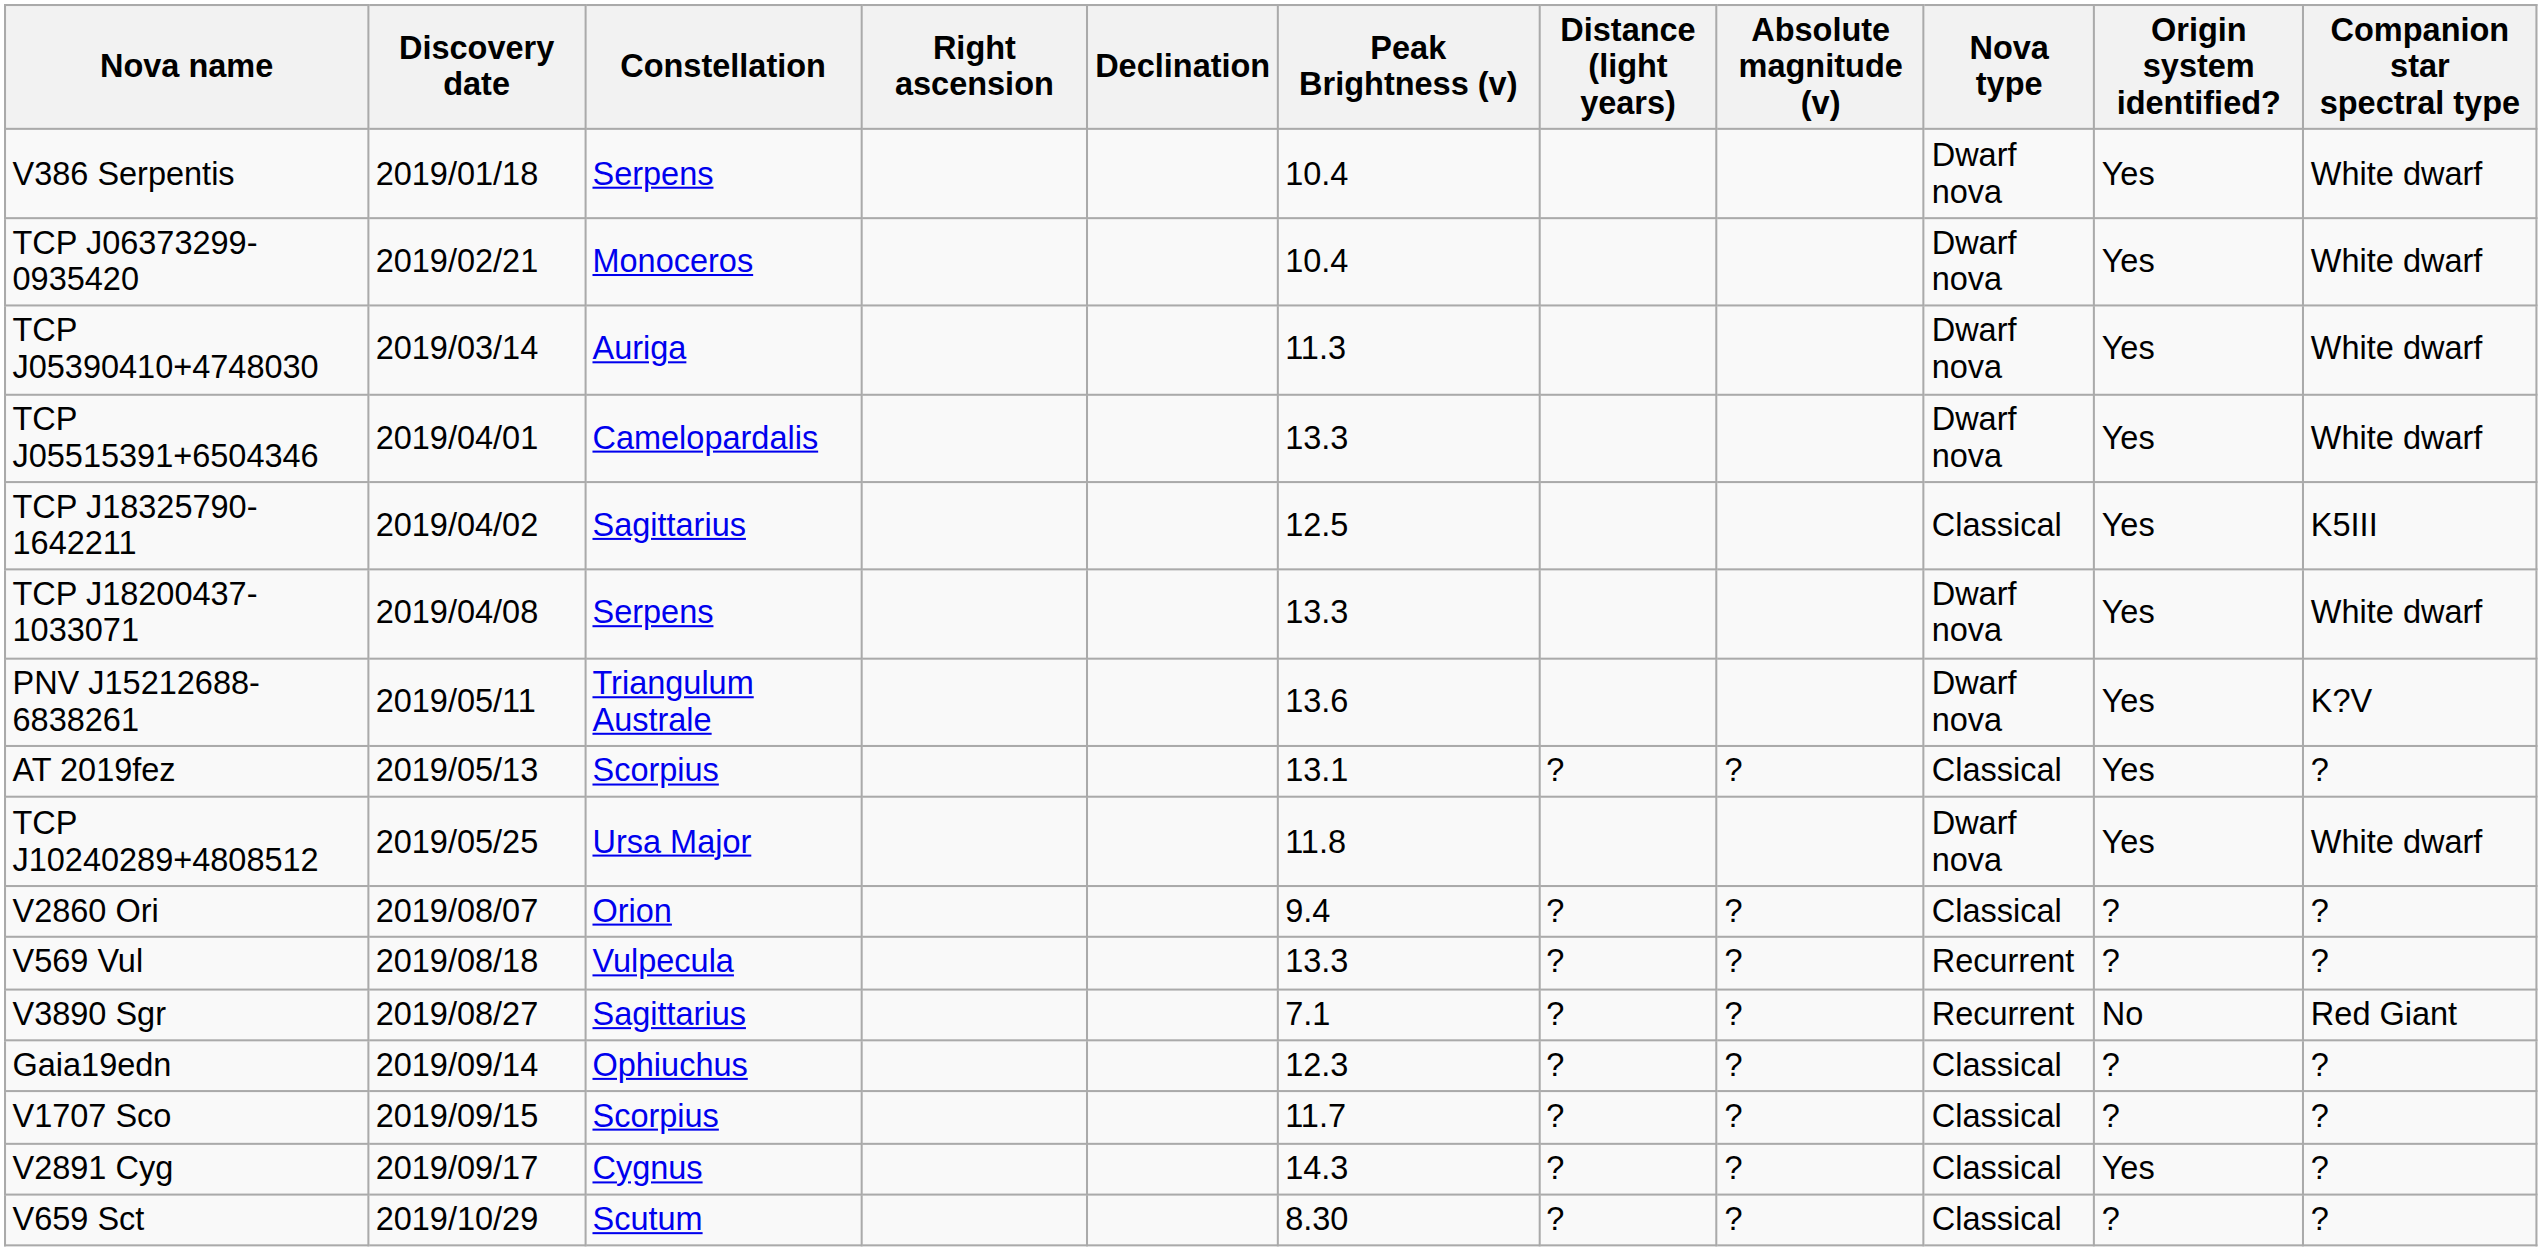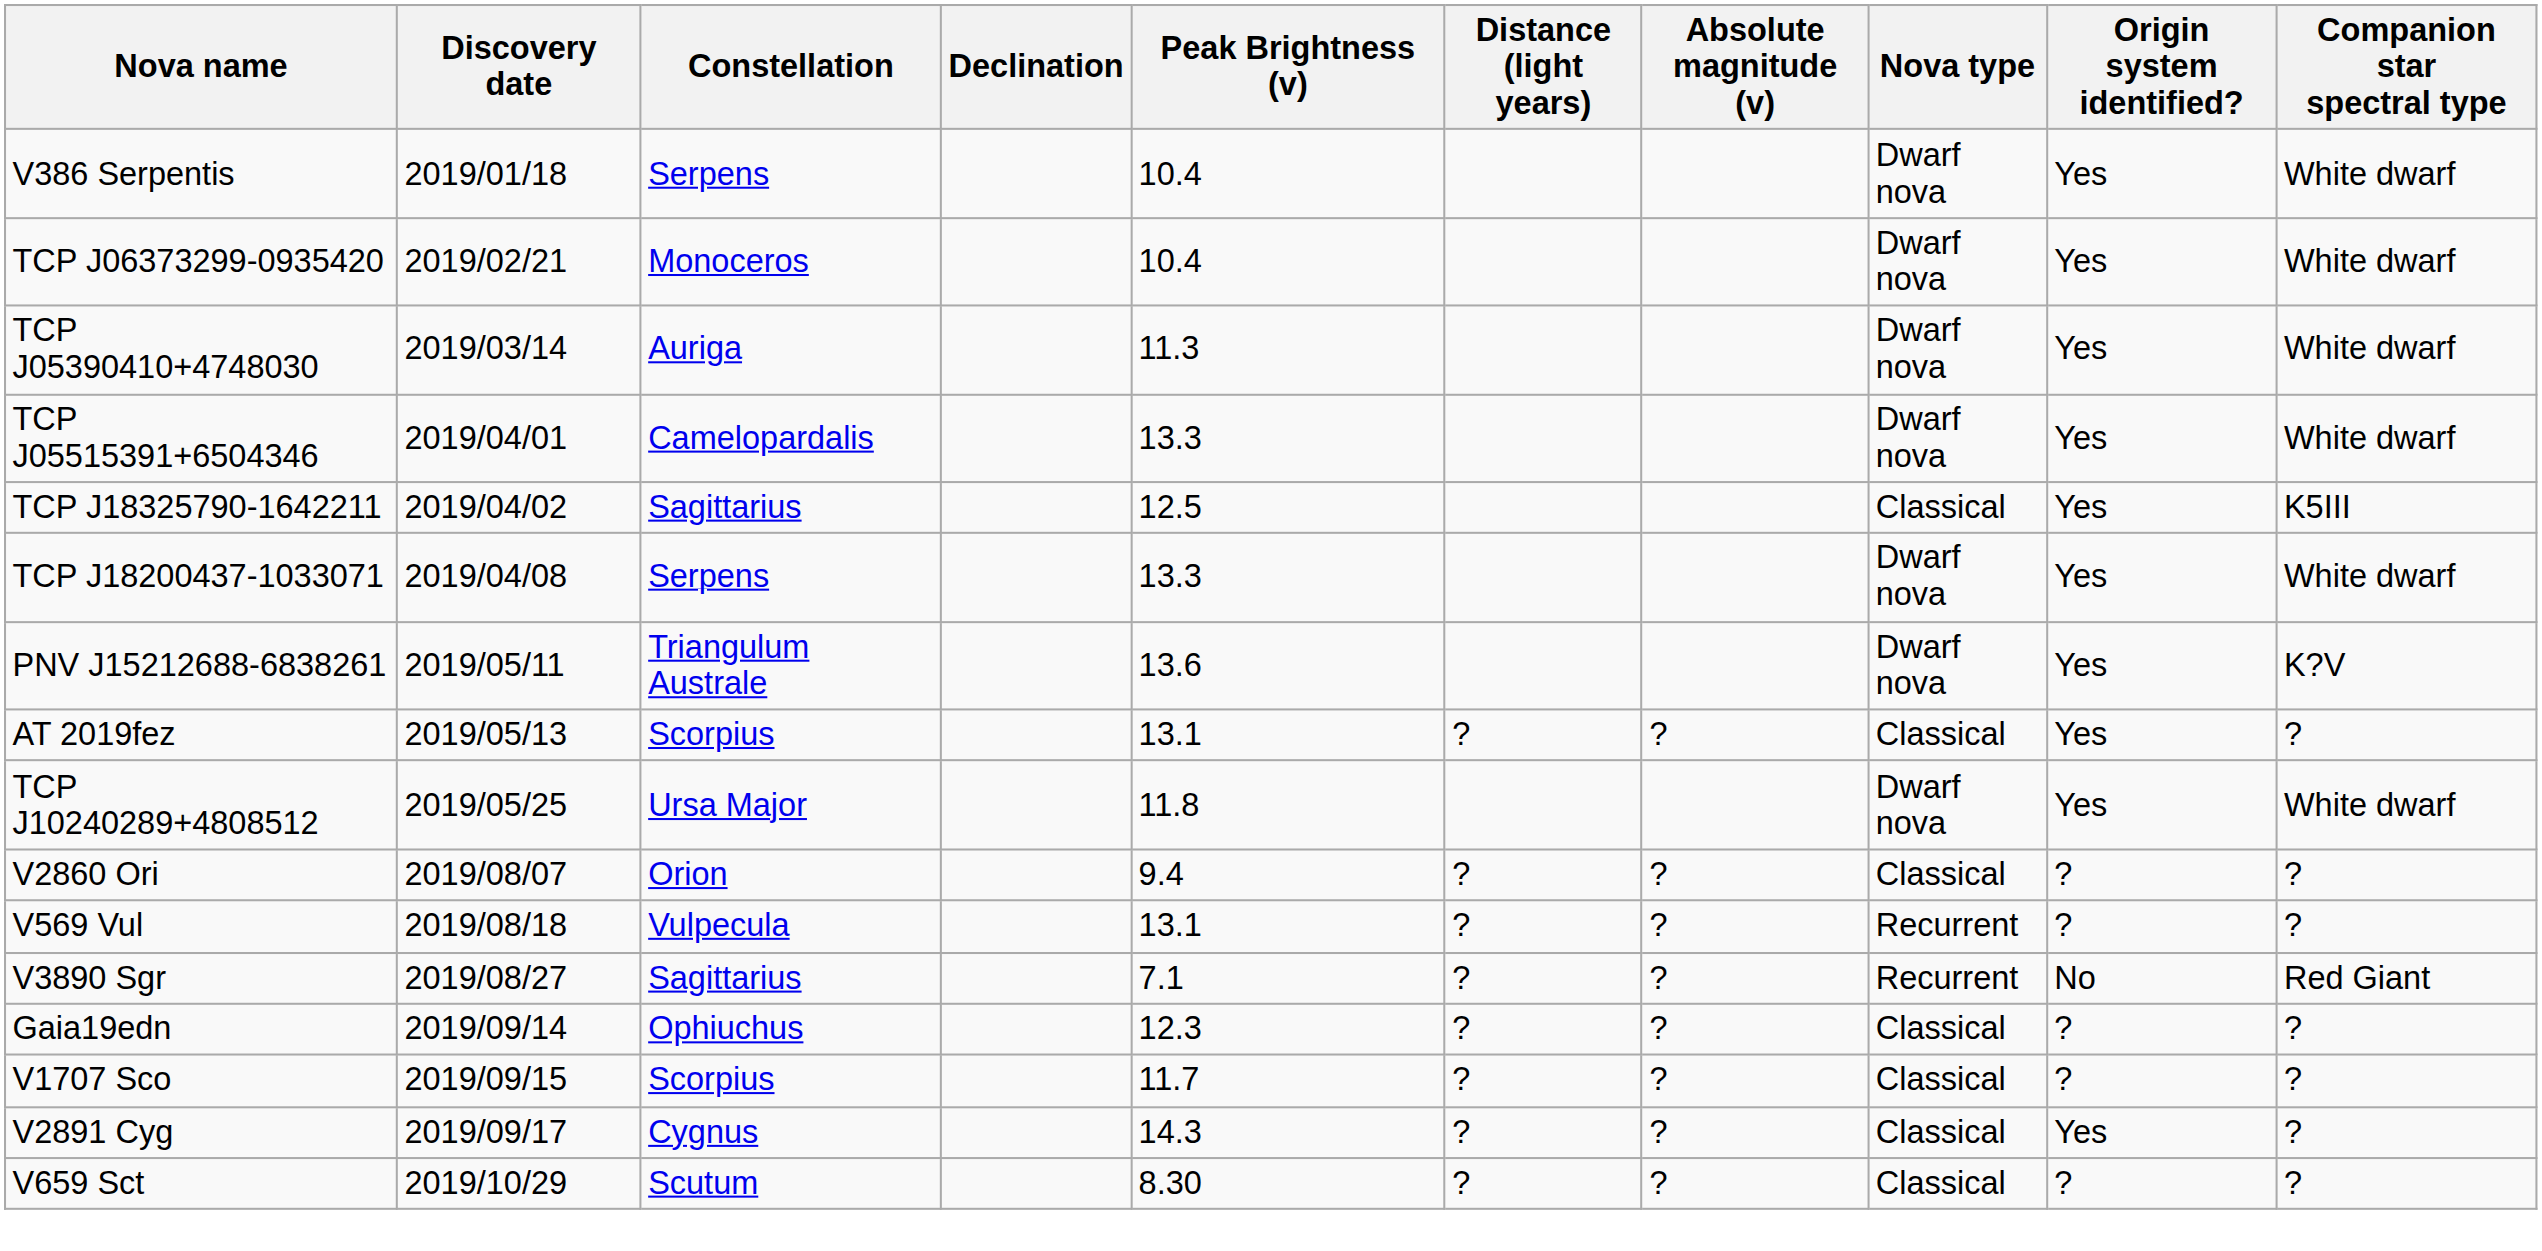- column: (974, 66)
(1317, 962) 13.3 -> (1170, 925) 13.1
